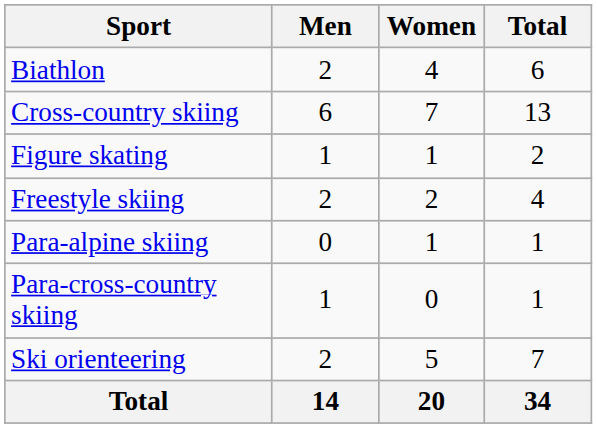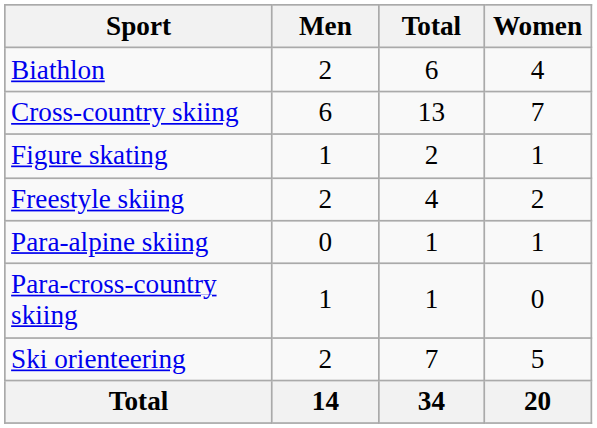columns swapped: (431, 26) <-> (537, 26)
